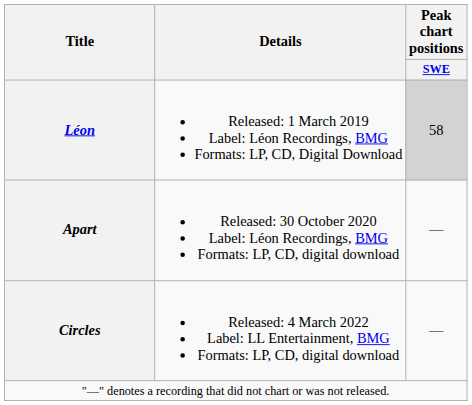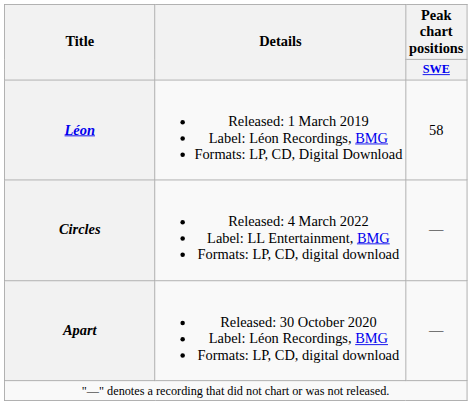(436, 130) lightgrey background -> (436, 130) no background
rows swapped: (80, 230) <-> (80, 330)
